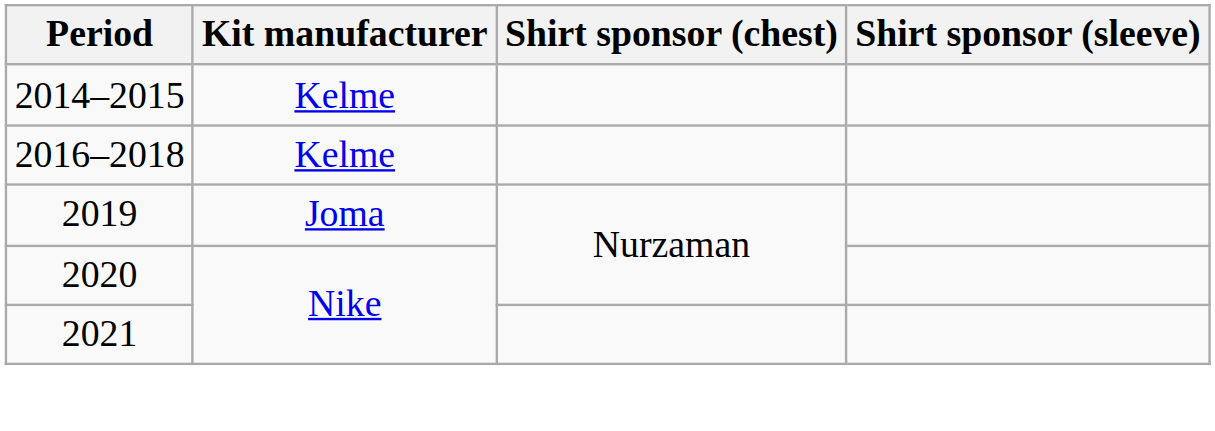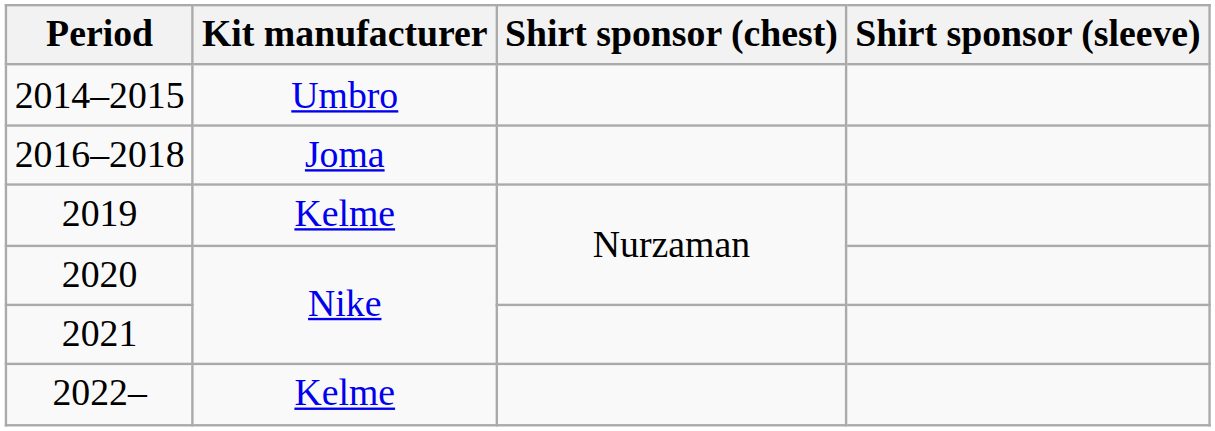(345, 94) Kelme -> (345, 94) Umbro
(345, 154) Kelme -> (345, 154) Joma
(345, 214) Joma -> (345, 214) Kelme
+ row: (100, 393)
